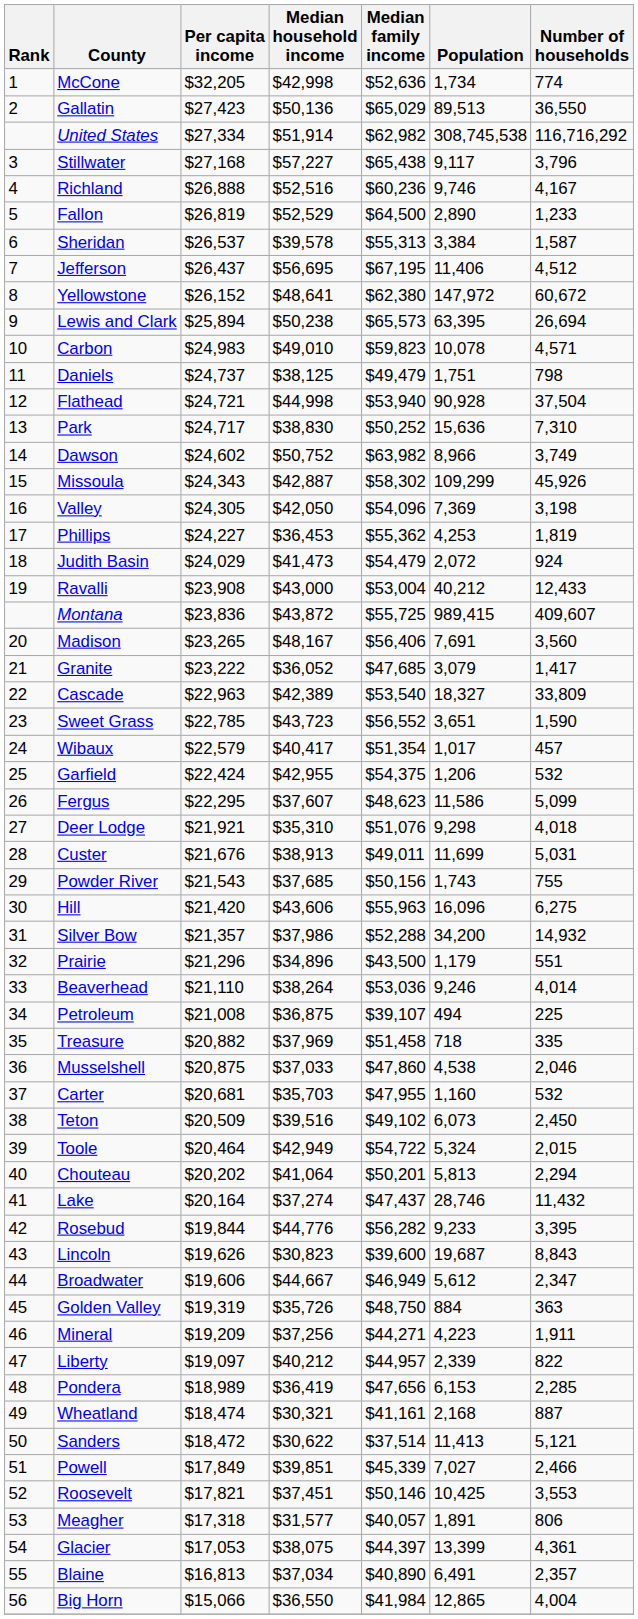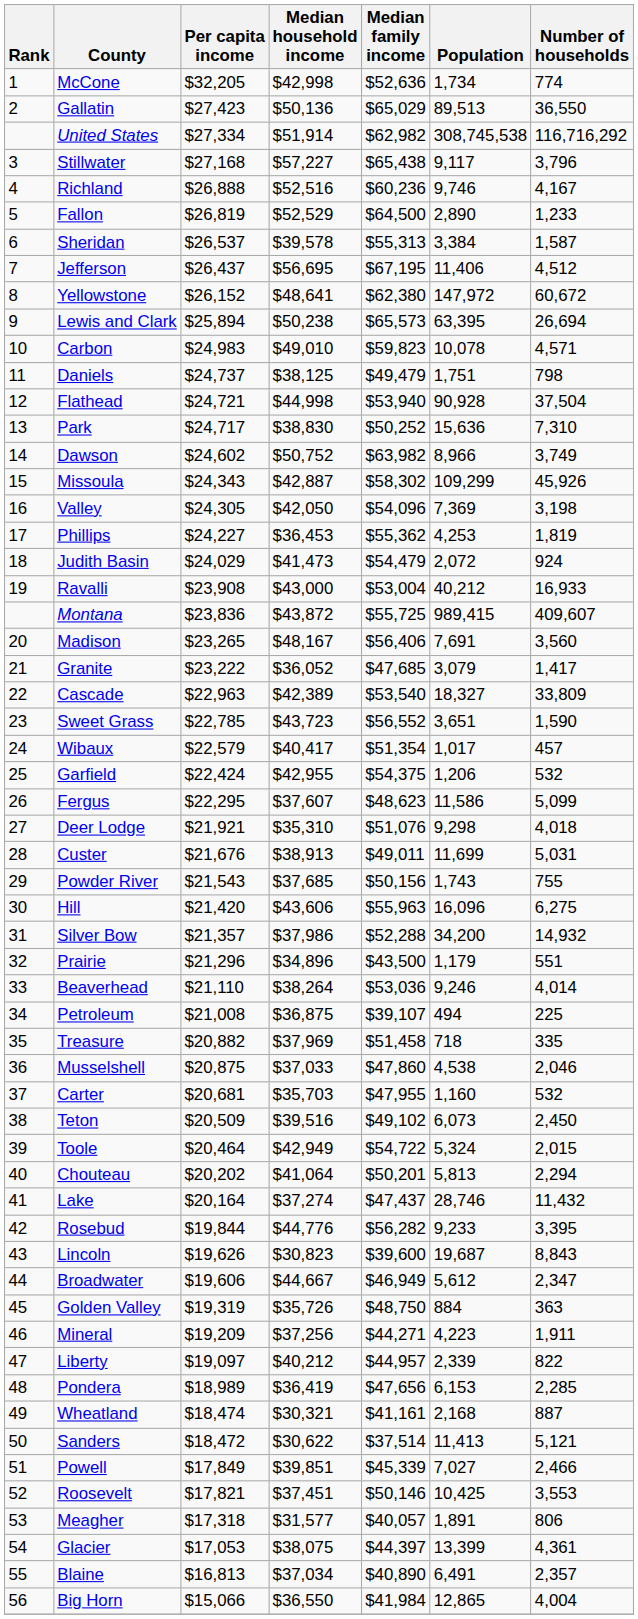(561, 588) 12,433 -> (561, 588) 16,933
